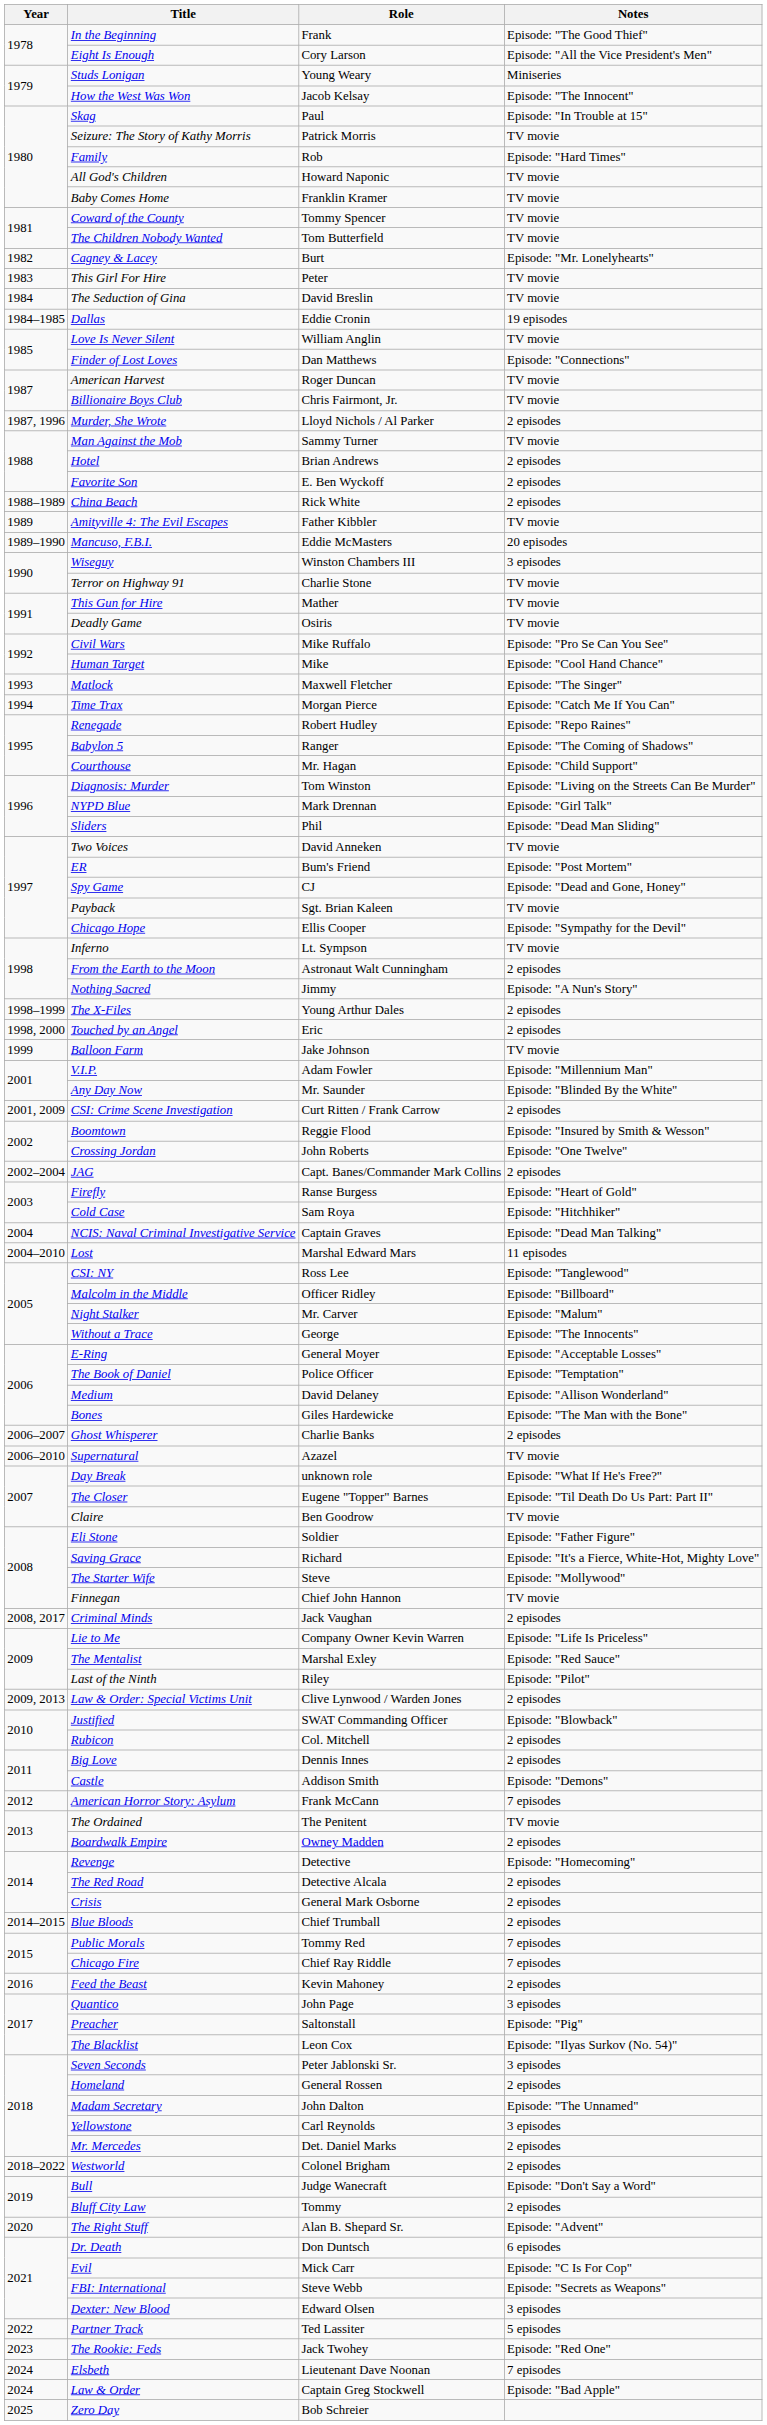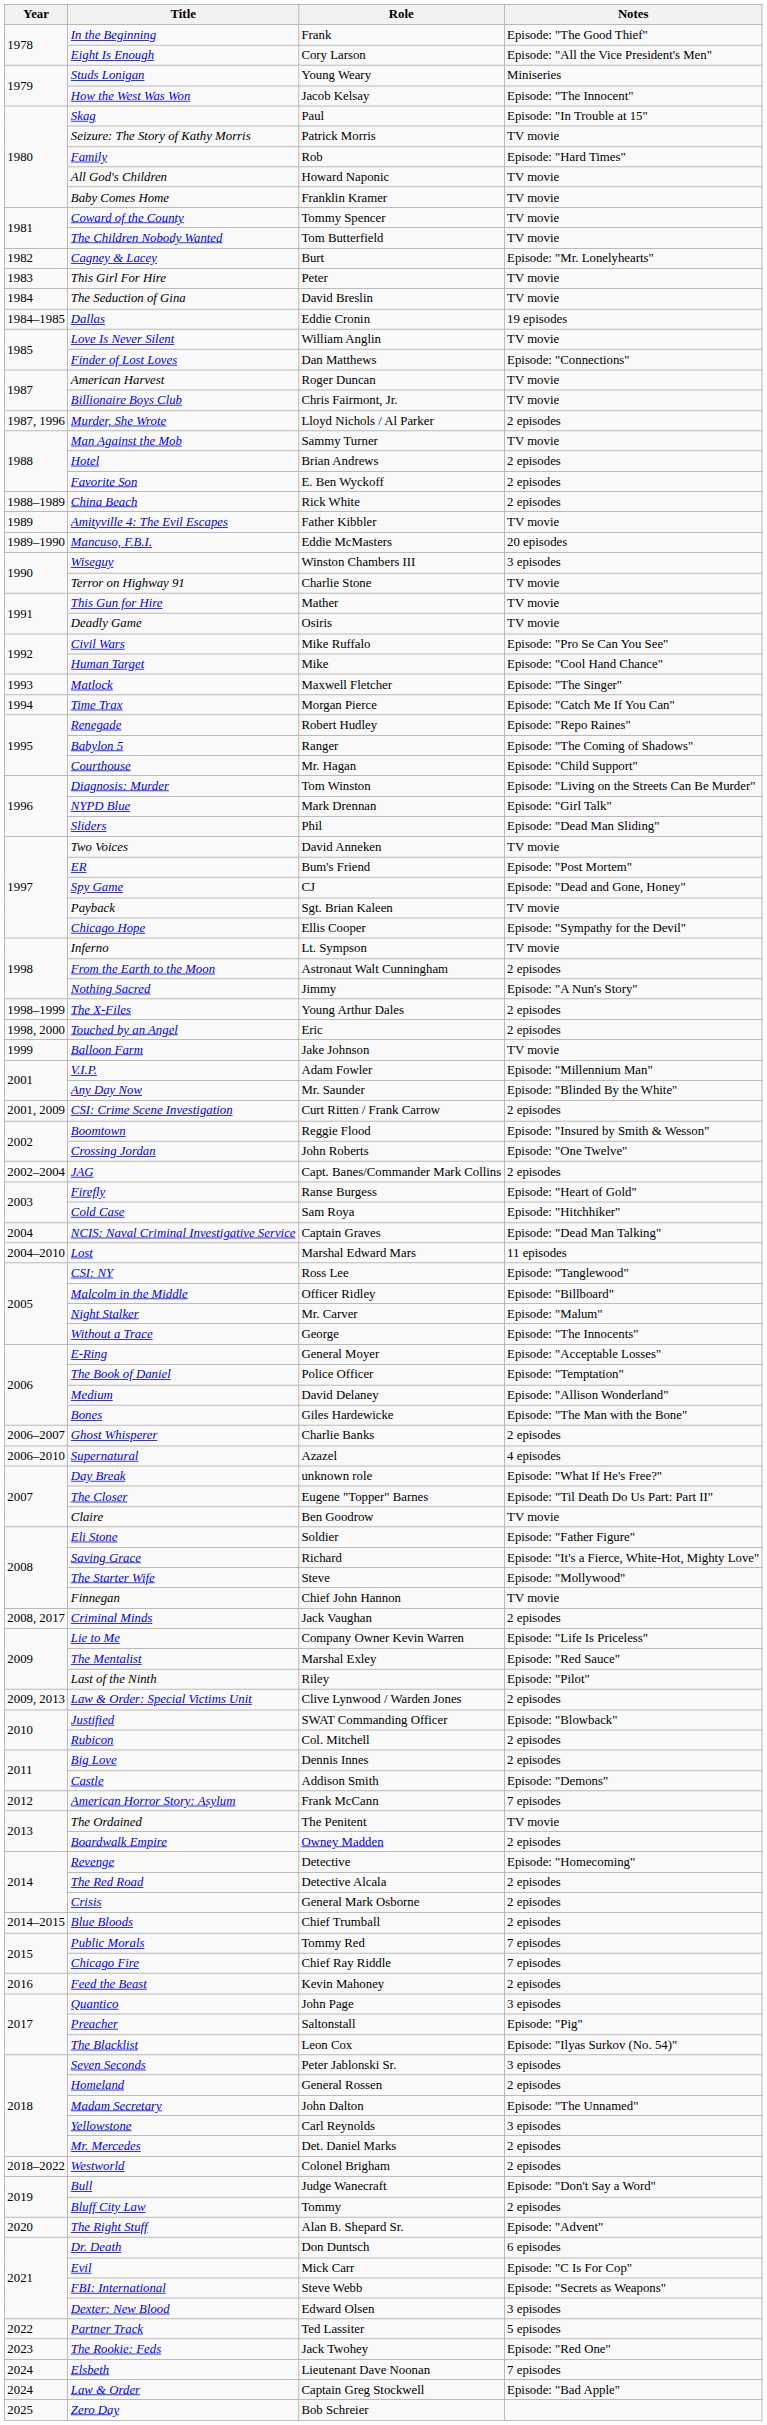(533, 1455) TV movie -> (534, 1455) 4 episodes
